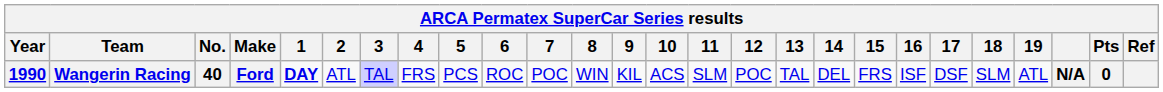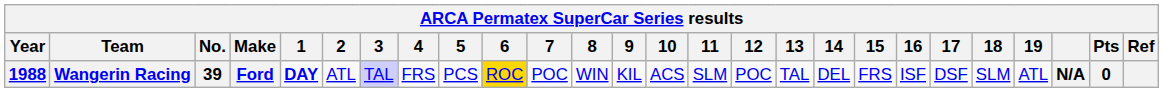(27, 74) 1990 -> (27, 74) 1988
(212, 74) 40 -> (212, 74) 39
(505, 74) no background -> (505, 74) gold background
